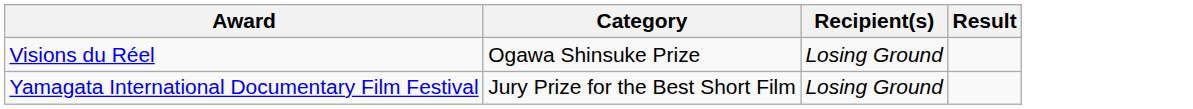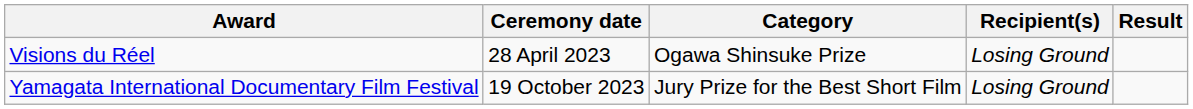+ column: (566, 21)
